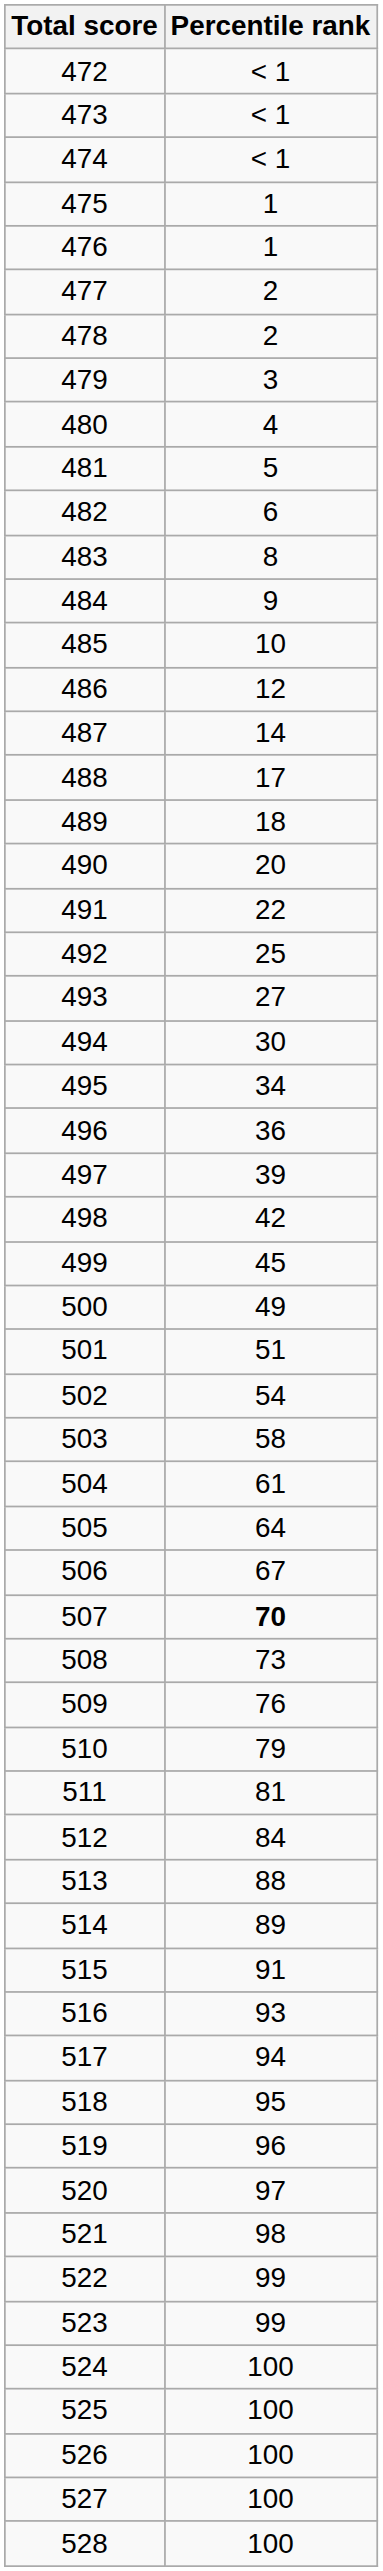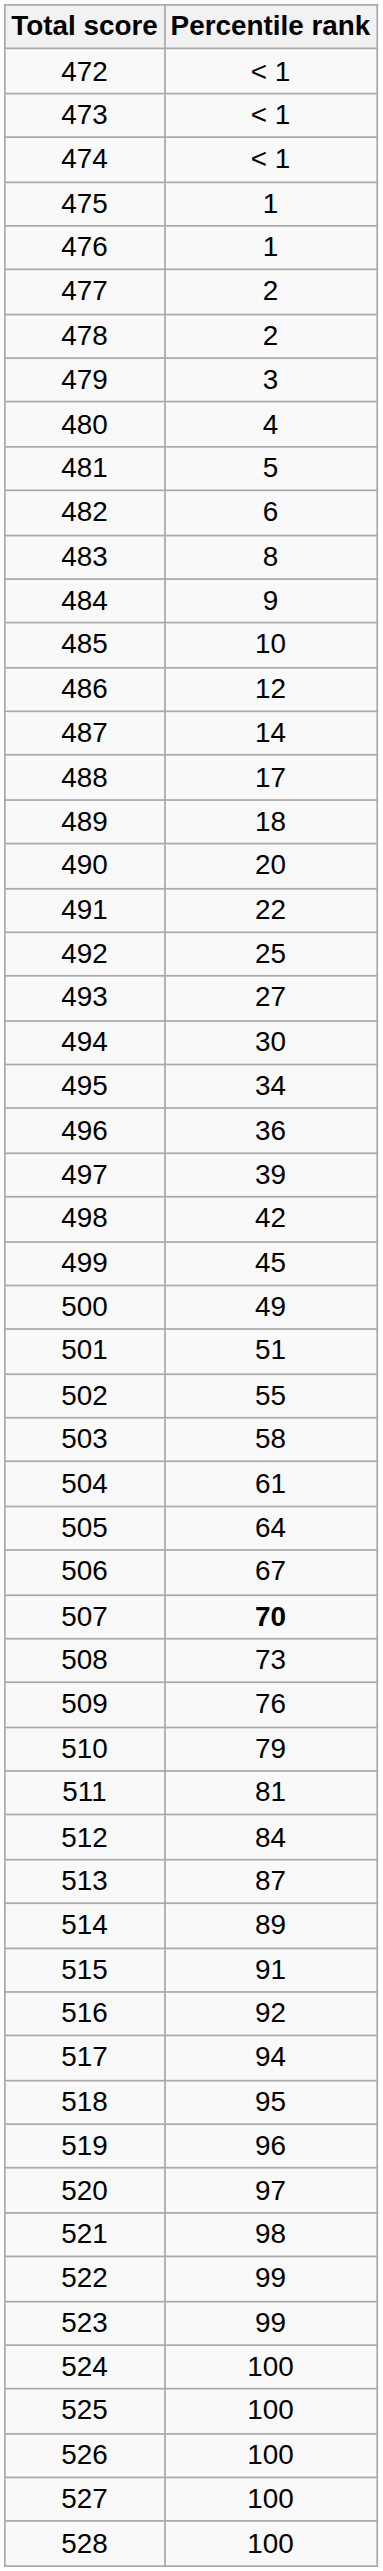(270, 1395) 54 -> (270, 1395) 55
(270, 1880) 88 -> (270, 1880) 87
(270, 2013) 93 -> (270, 2013) 92
